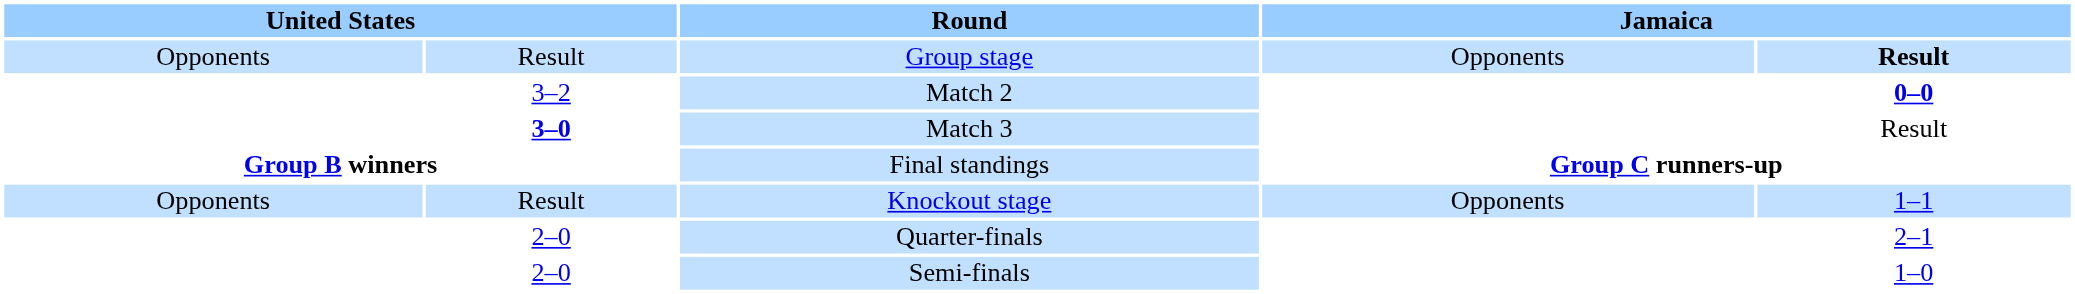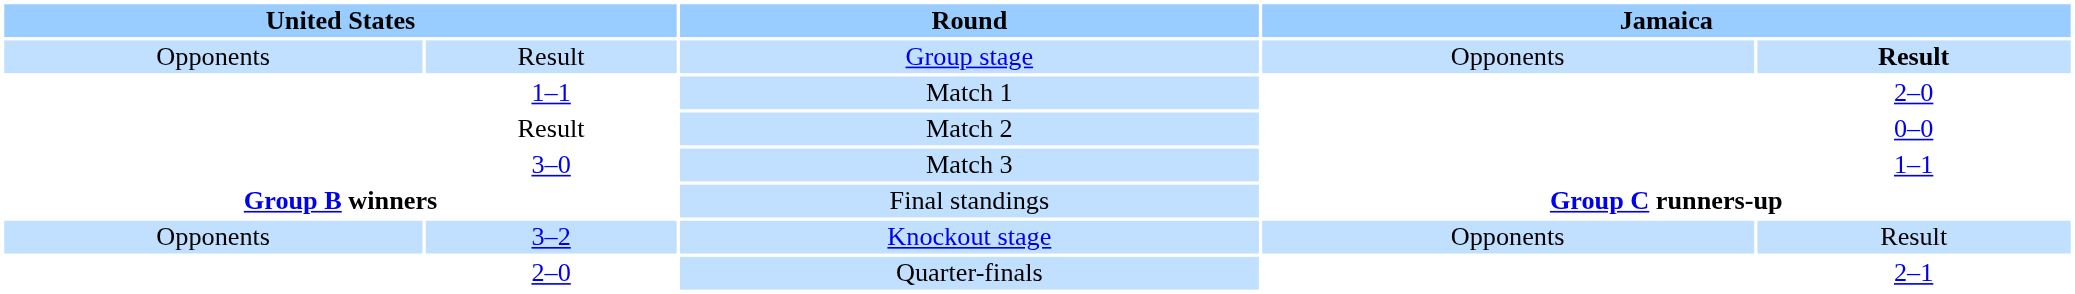+ row: (969, 92)
(551, 92) 3–2 -> (551, 128) Result
(1914, 92) bold -> (1914, 128) normal
(551, 128) bold -> (551, 164) normal
(1914, 128) Result -> (1914, 164) 1–1
(551, 200) Result -> (551, 236) 3–2
(1914, 200) 1–1 -> (1914, 236) Result
- row: (969, 272)
